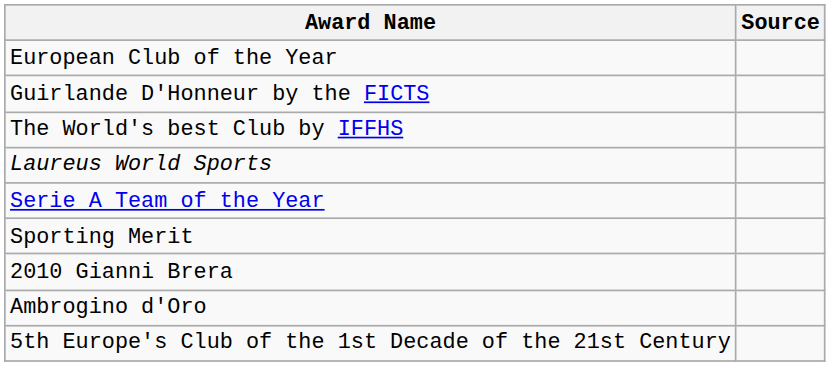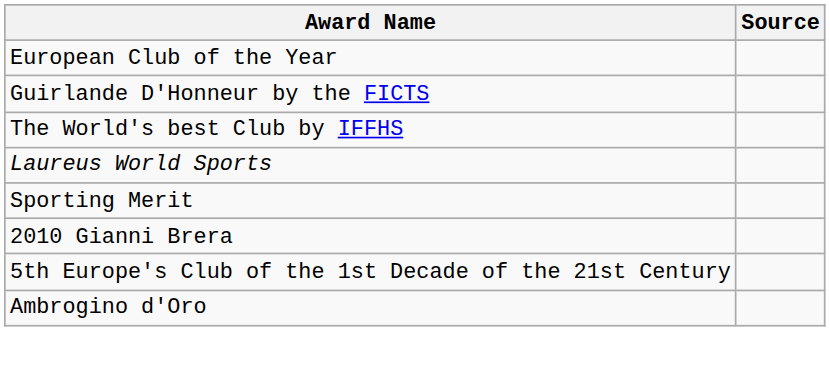- row: (167, 201)
rows swapped: (370, 343) <-> (108, 307)
